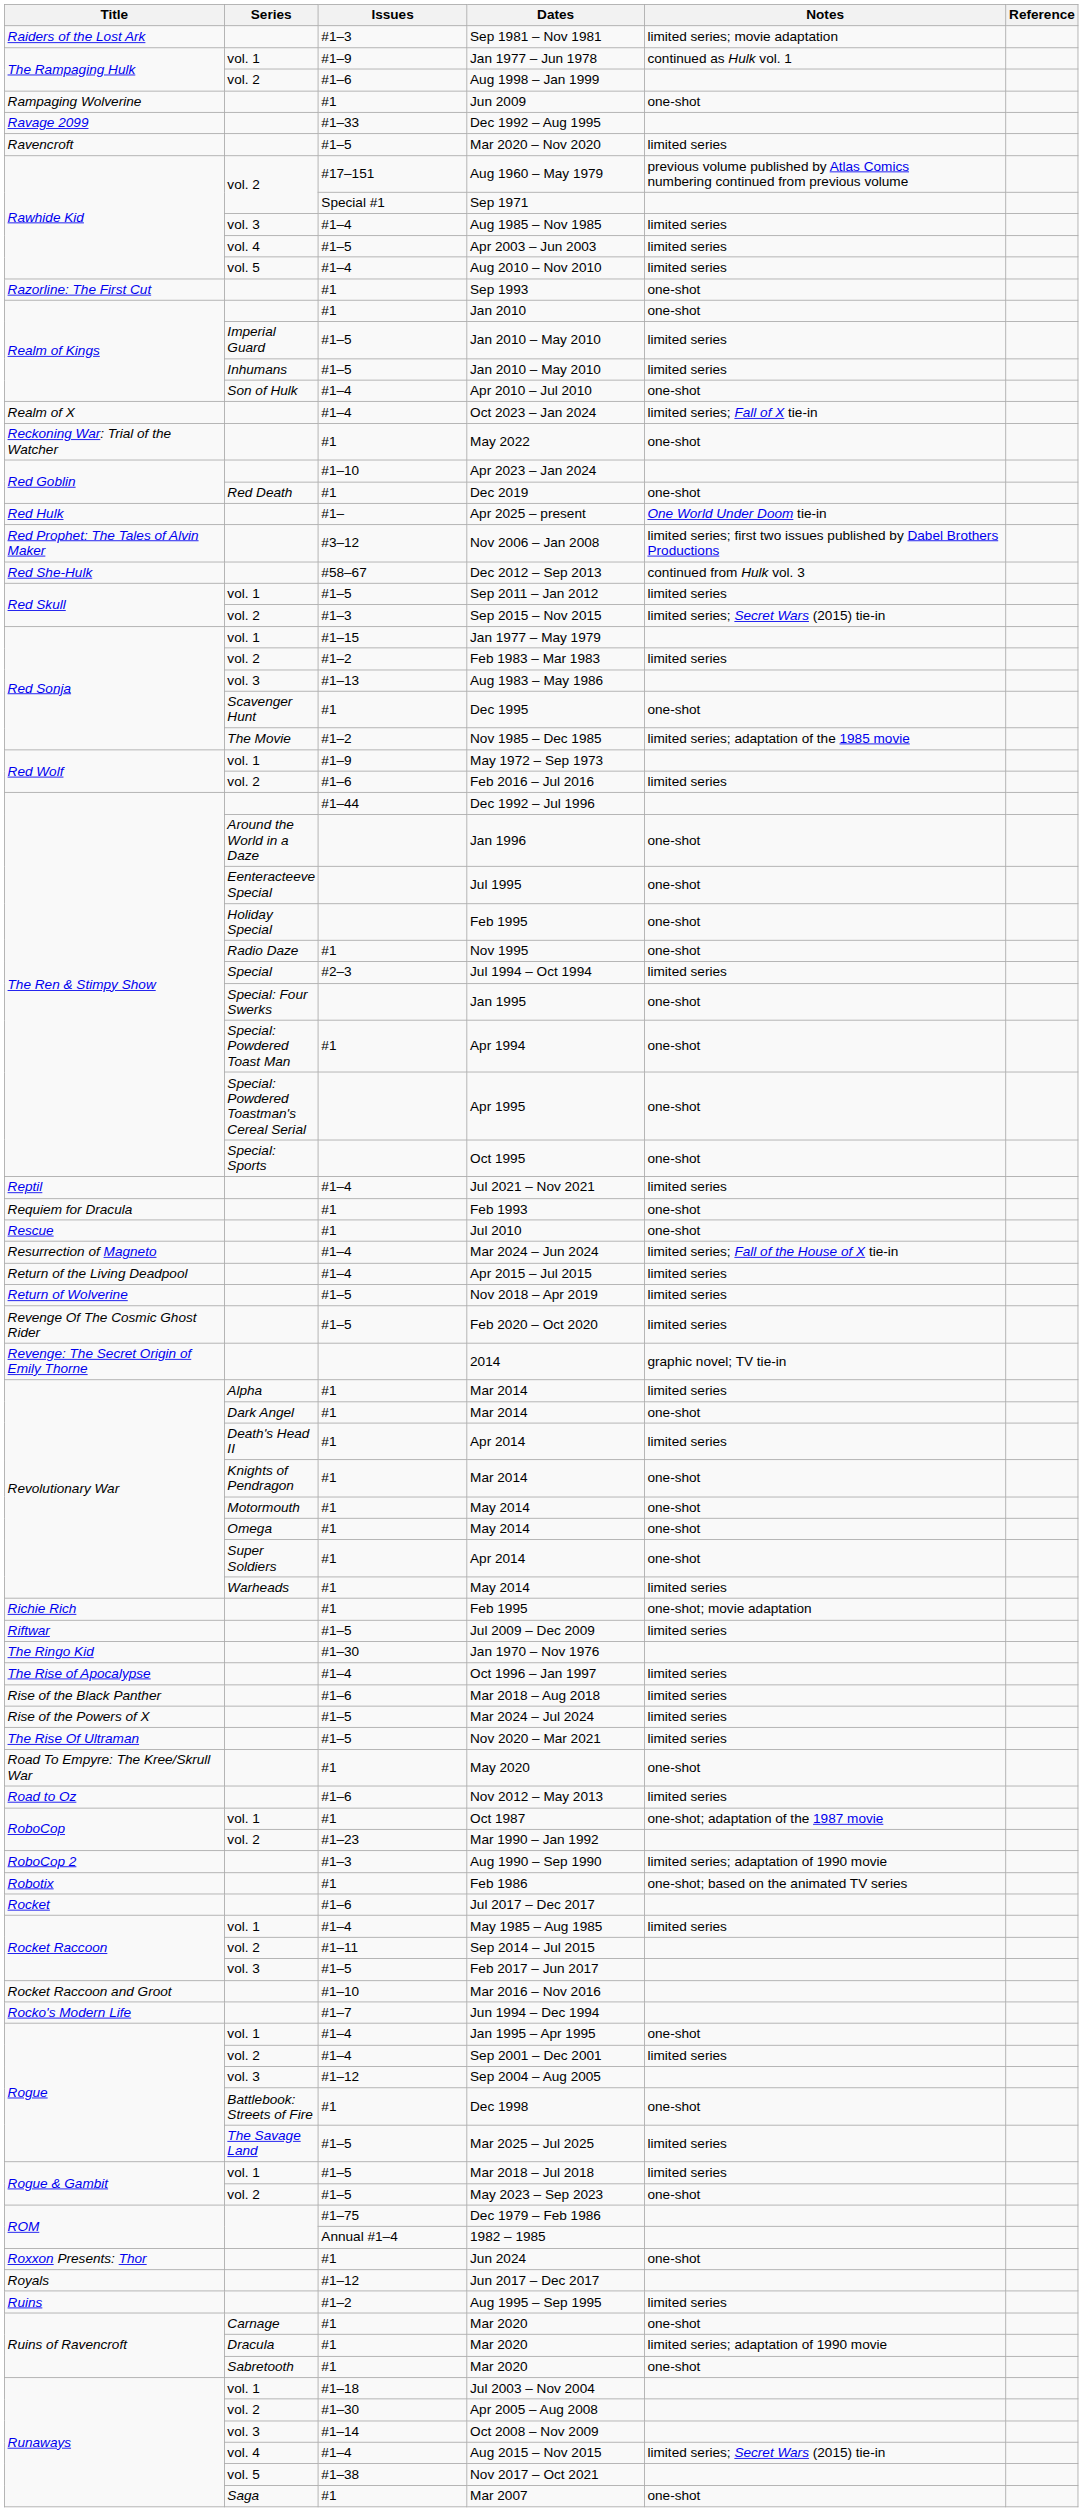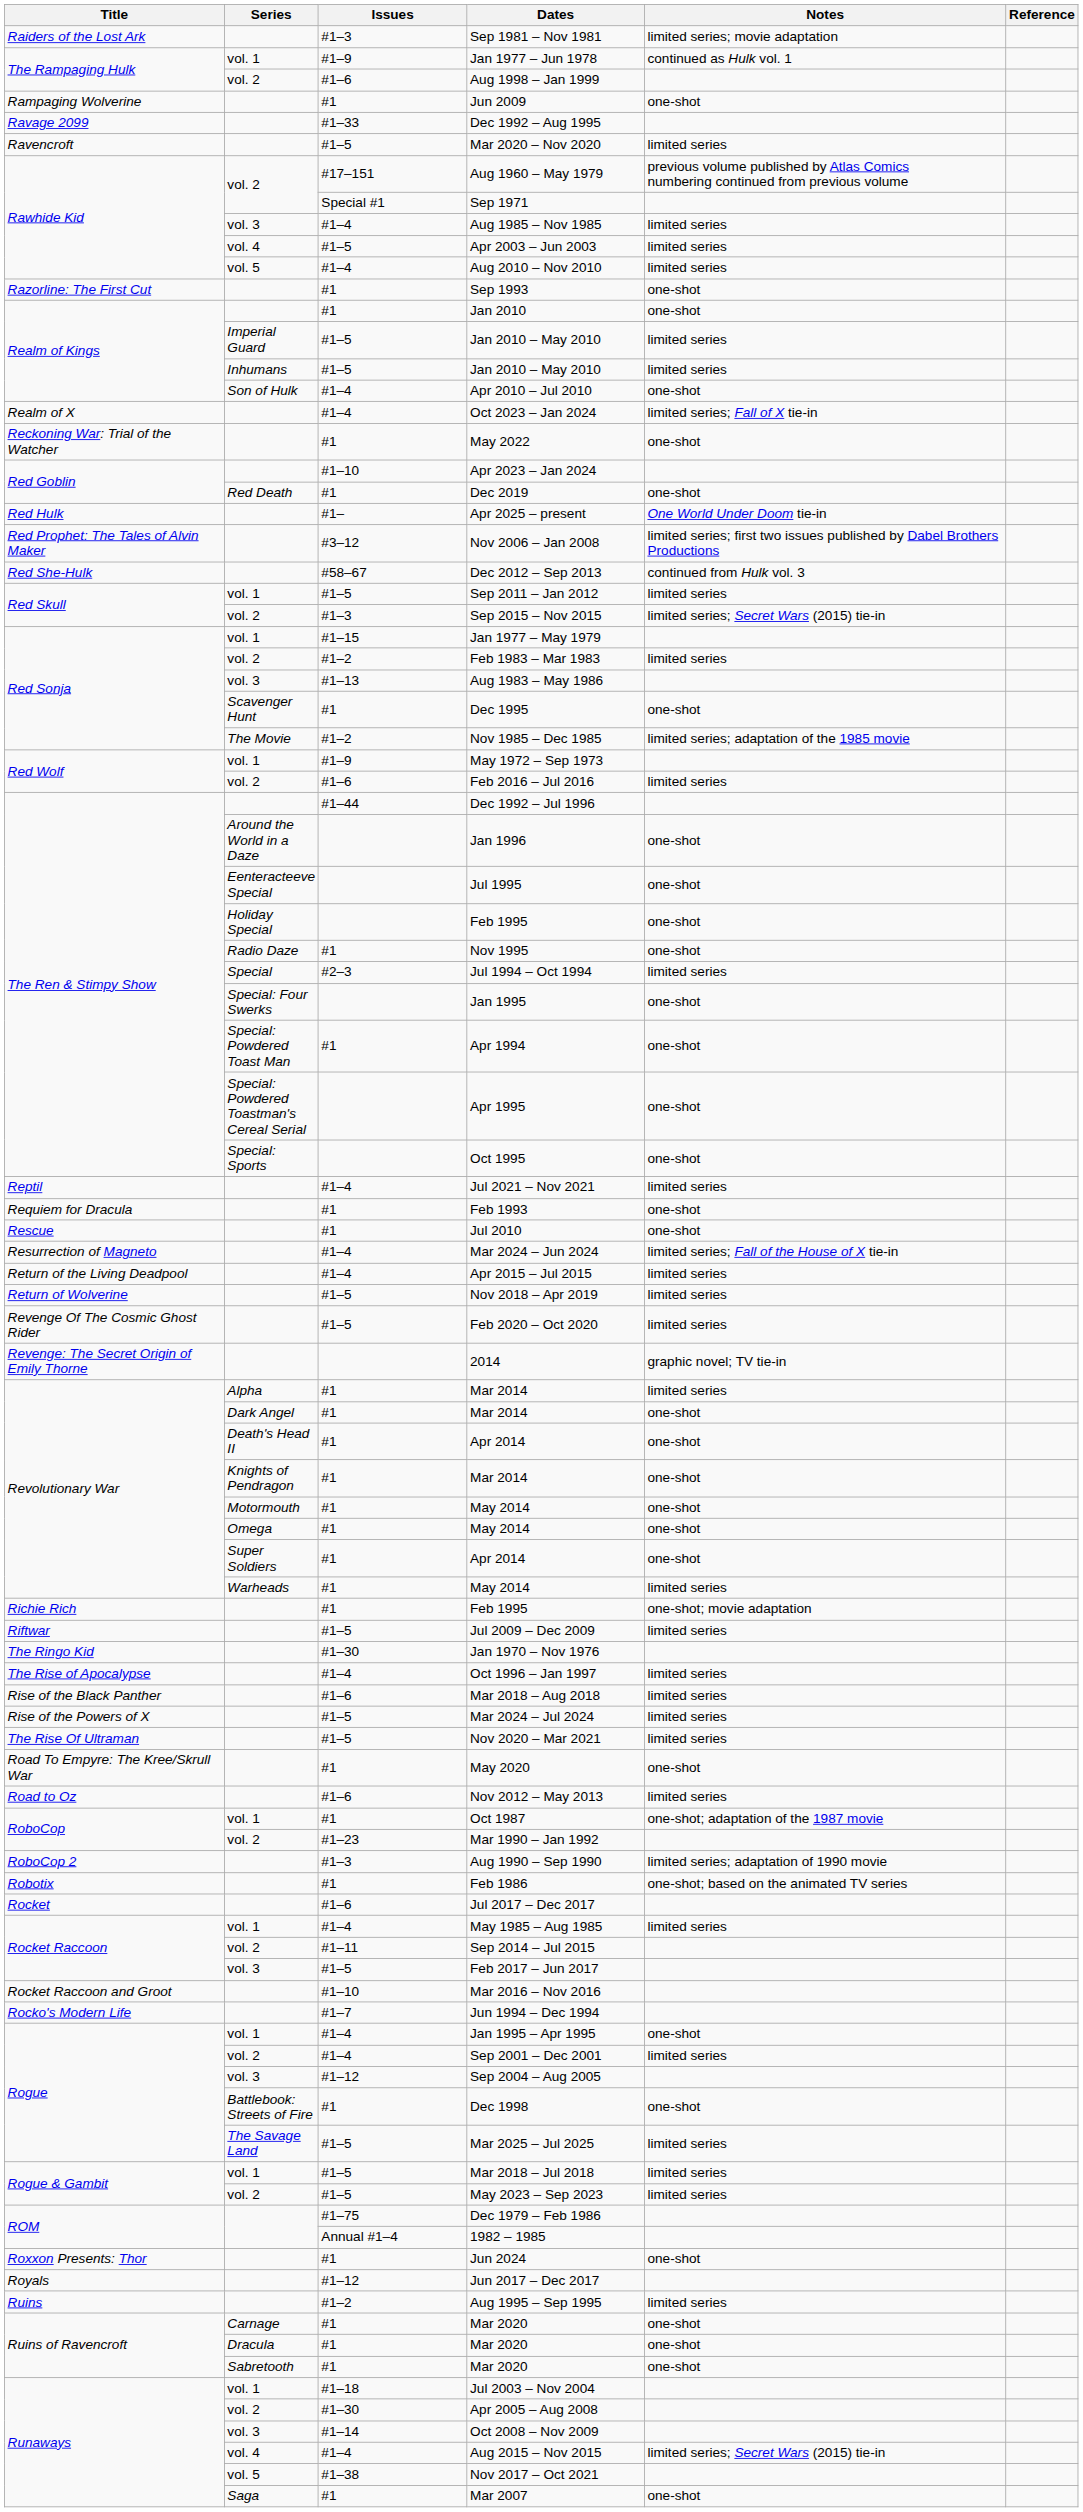(687, 1441) limited series -> (674, 1441) one-shot
(674, 2194) one-shot -> (687, 2194) limited series
(767, 2345) limited series; adaptation of 1990 movie -> (674, 2345) one-shot
